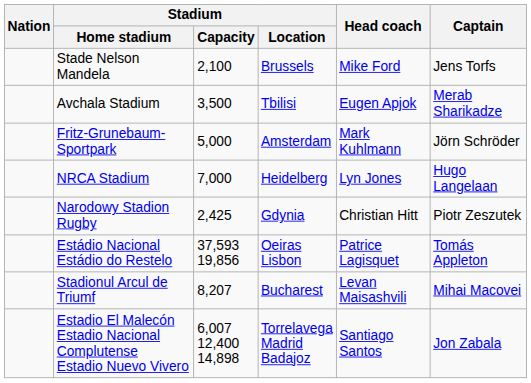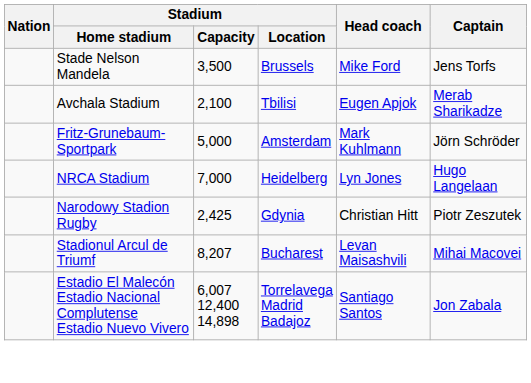(214, 66) 2,100 -> (214, 66) 3,500
(214, 104) 3,500 -> (214, 104) 2,100
- row: (115, 253)
